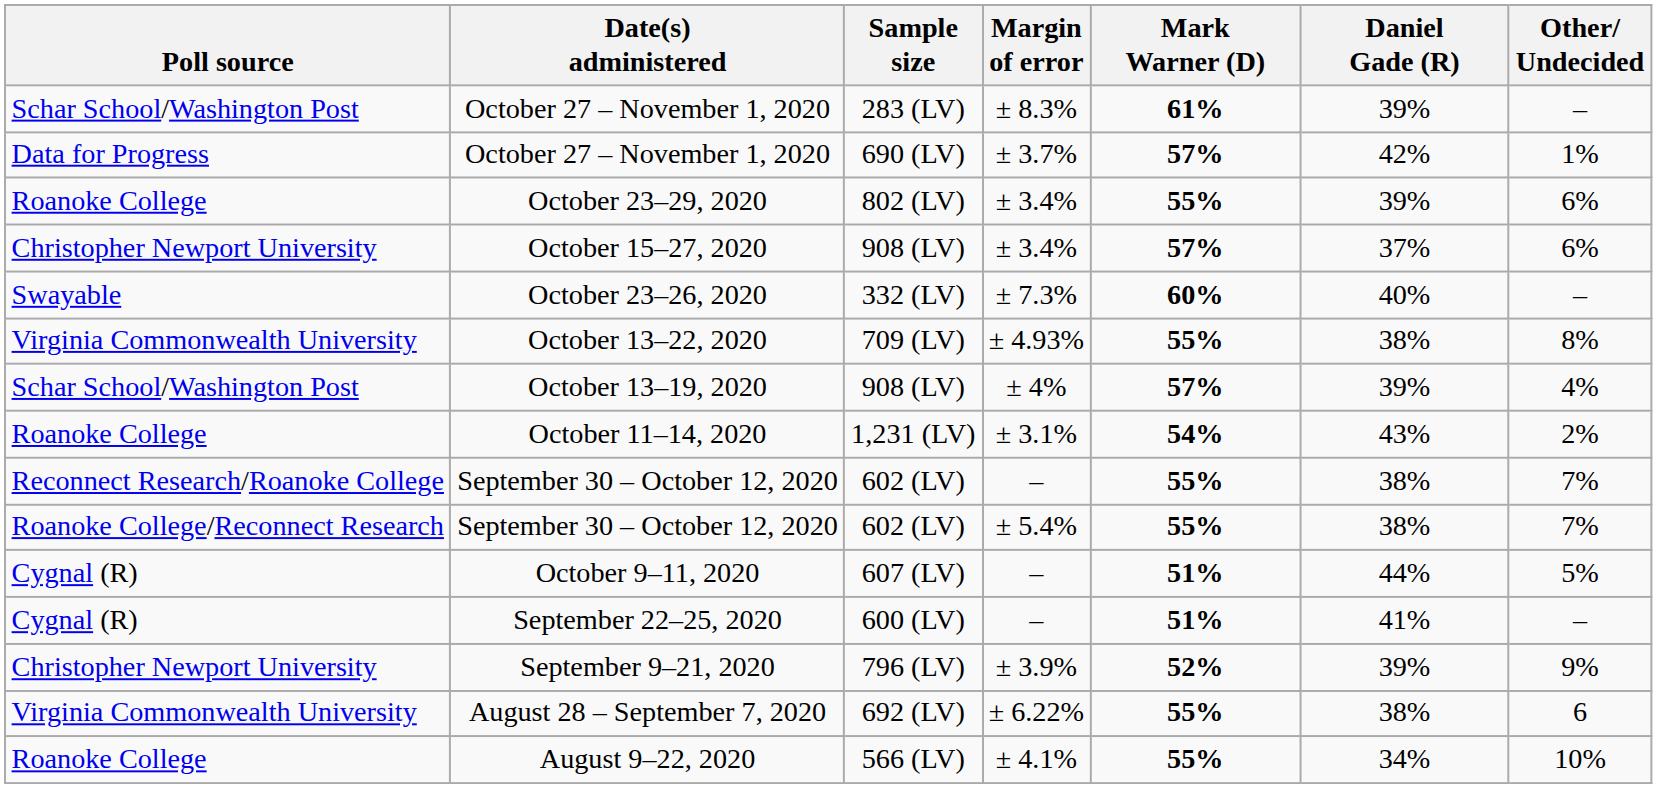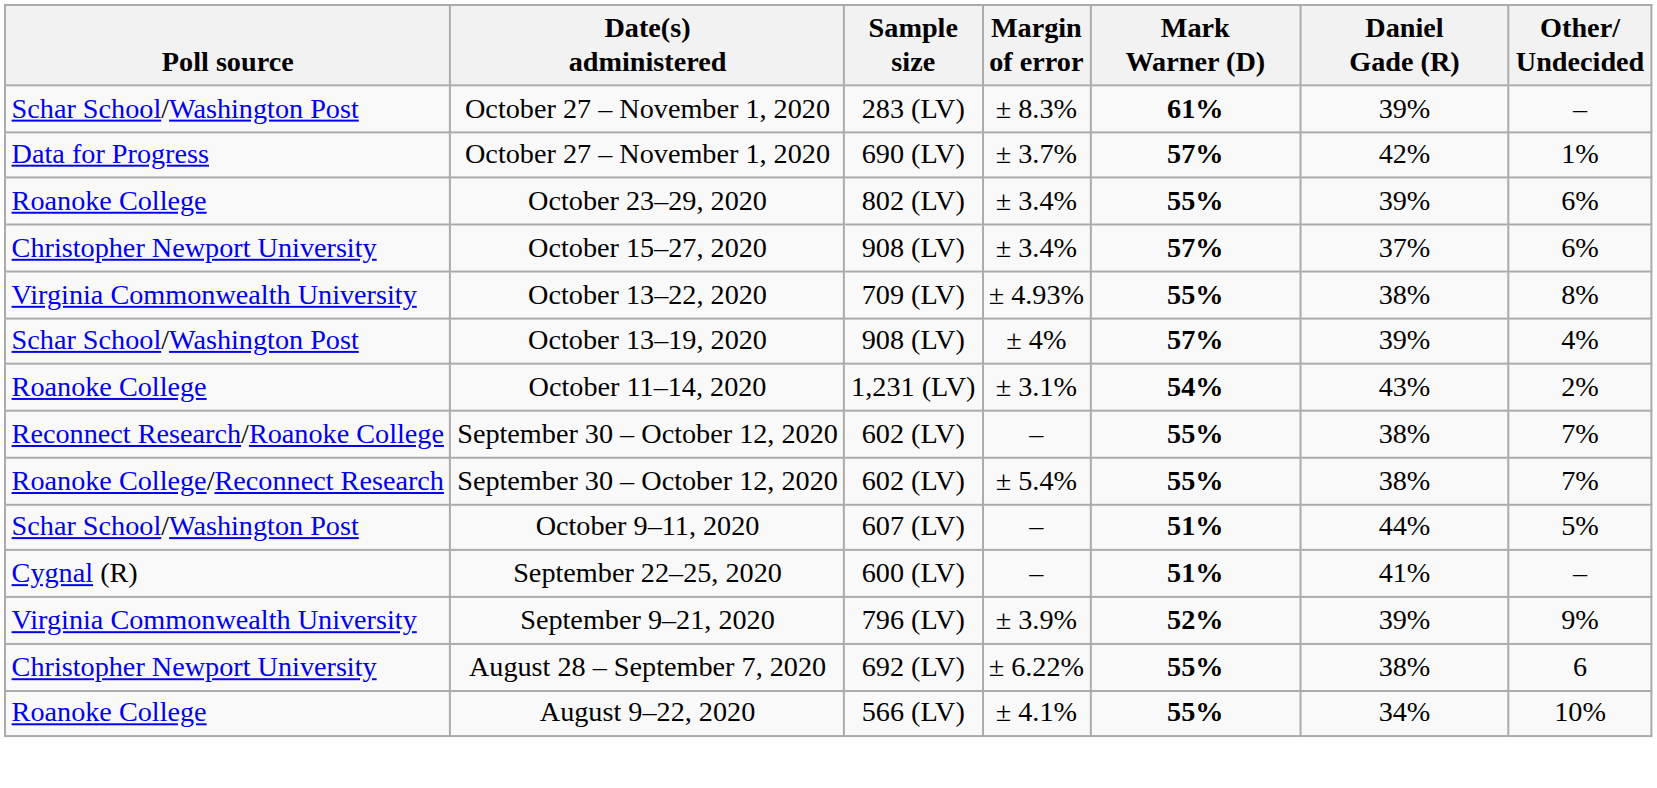- row: (648, 294)
(75, 573) Cygnal (R) -> (185, 526) Schar School/Washington Post
(194, 666) Christopher Newport University -> (214, 620) Virginia Commonwealth University
(214, 713) Virginia Commonwealth University -> (194, 666) Christopher Newport University
